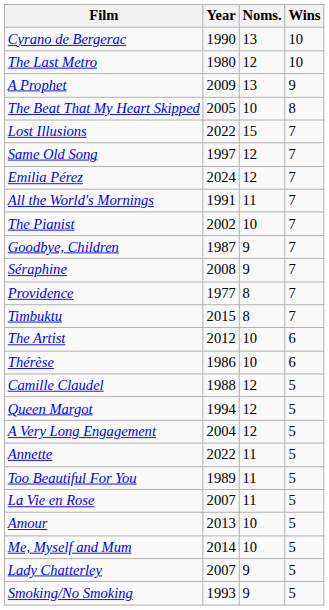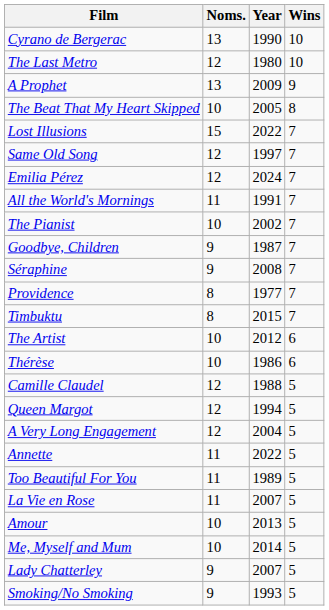columns swapped: (221, 16) <-> (262, 16)
